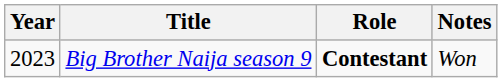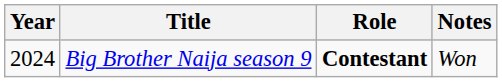(32, 58) 2023 -> (32, 58) 2024
